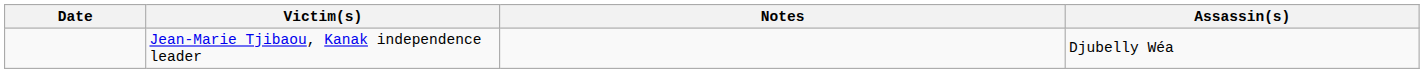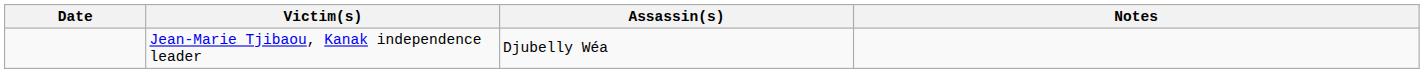columns swapped: (1242, 16) <-> (783, 16)
